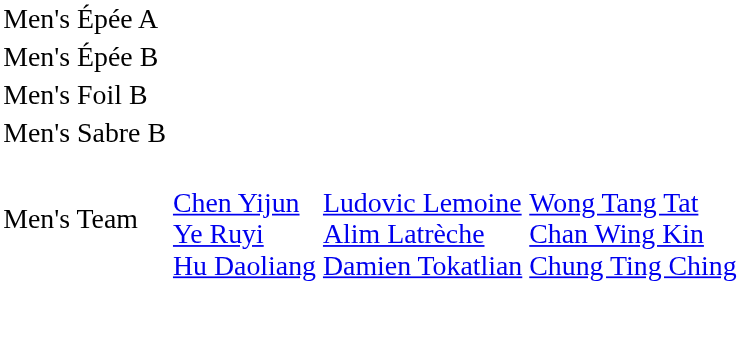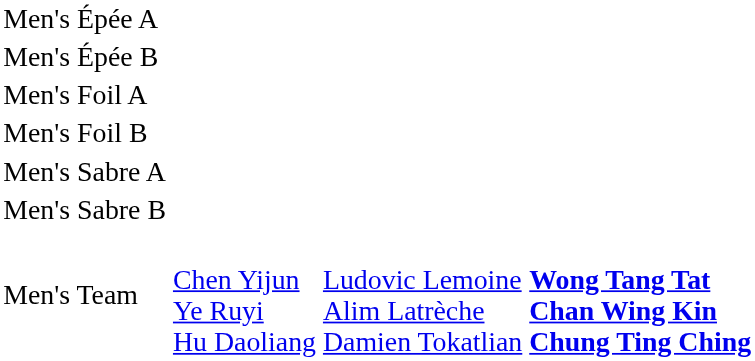+ row: (75, 95)
+ row: (85, 171)
(633, 234) normal -> (640, 310) bold
